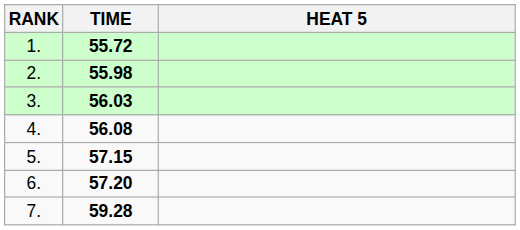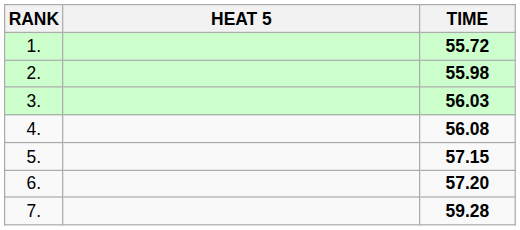columns swapped: (337, 19) <-> (111, 19)
